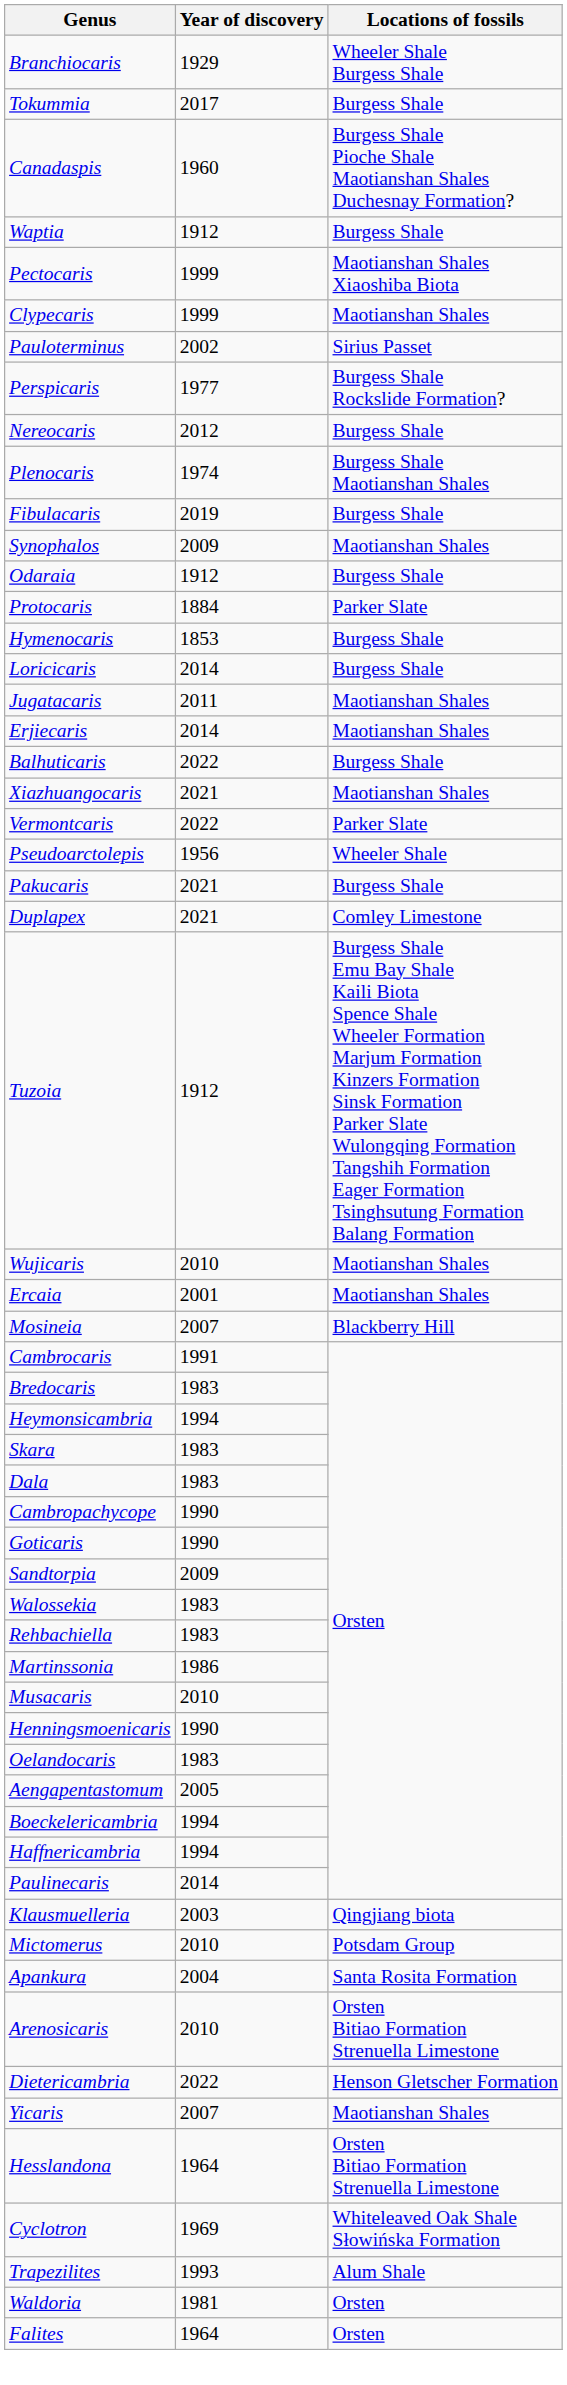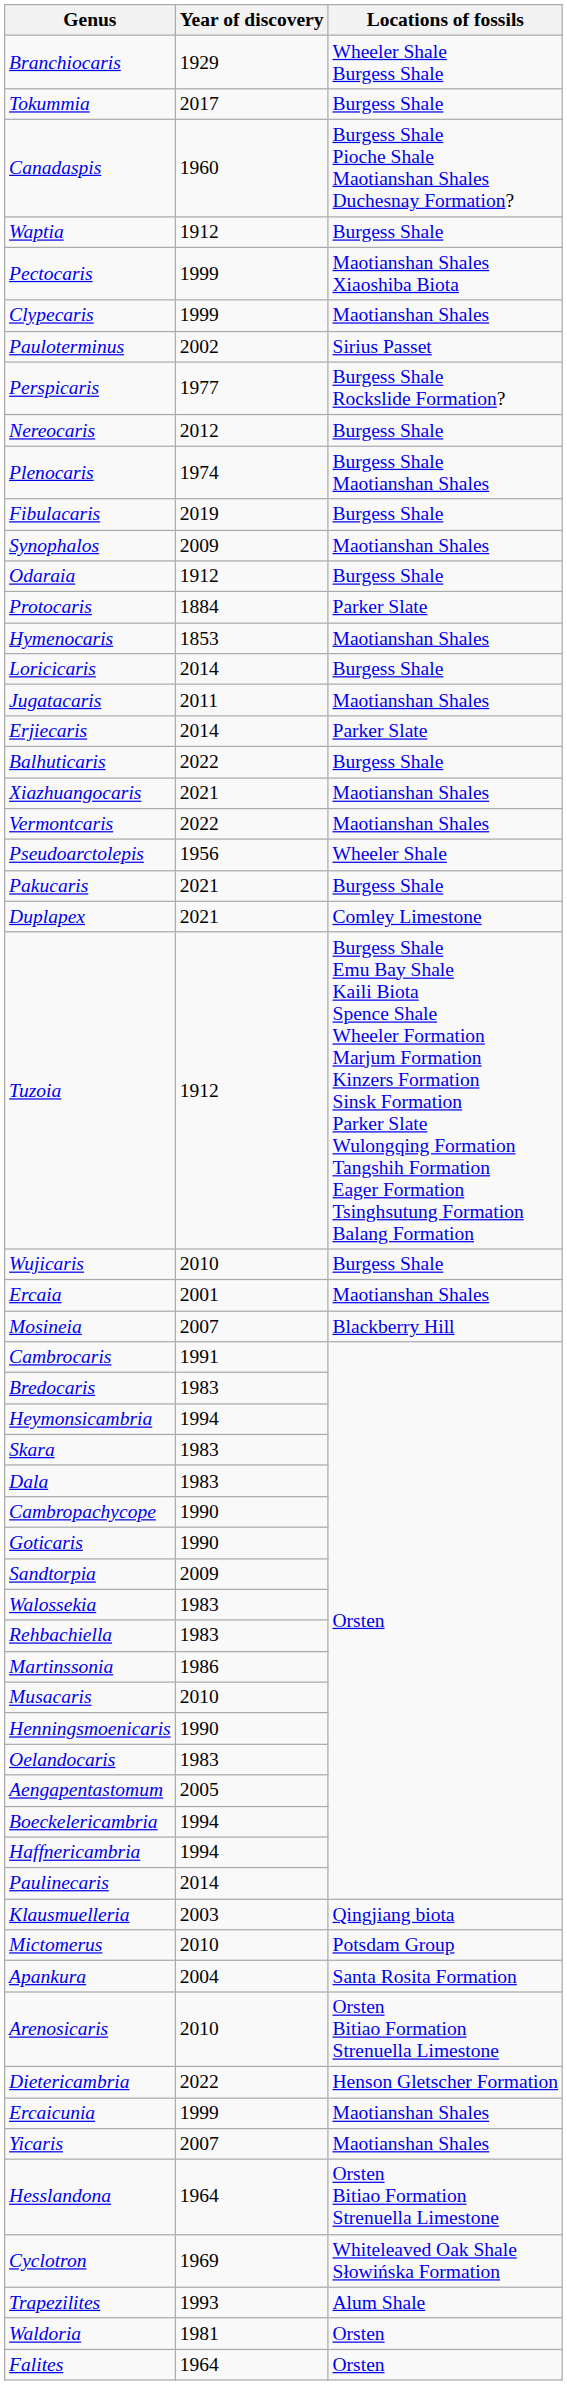(388, 638) Burgess Shale -> (411, 638) Maotianshan Shales
(411, 730) Maotianshan Shales -> (380, 730) Parker Slate
(380, 823) Parker Slate -> (411, 823) Maotianshan Shales
(411, 1264) Maotianshan Shales -> (388, 1264) Burgess Shale
+ row: (52, 2112)
